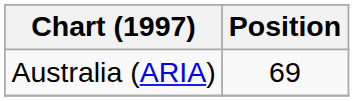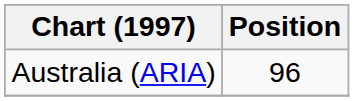(285, 72) 69 -> (285, 72) 96
